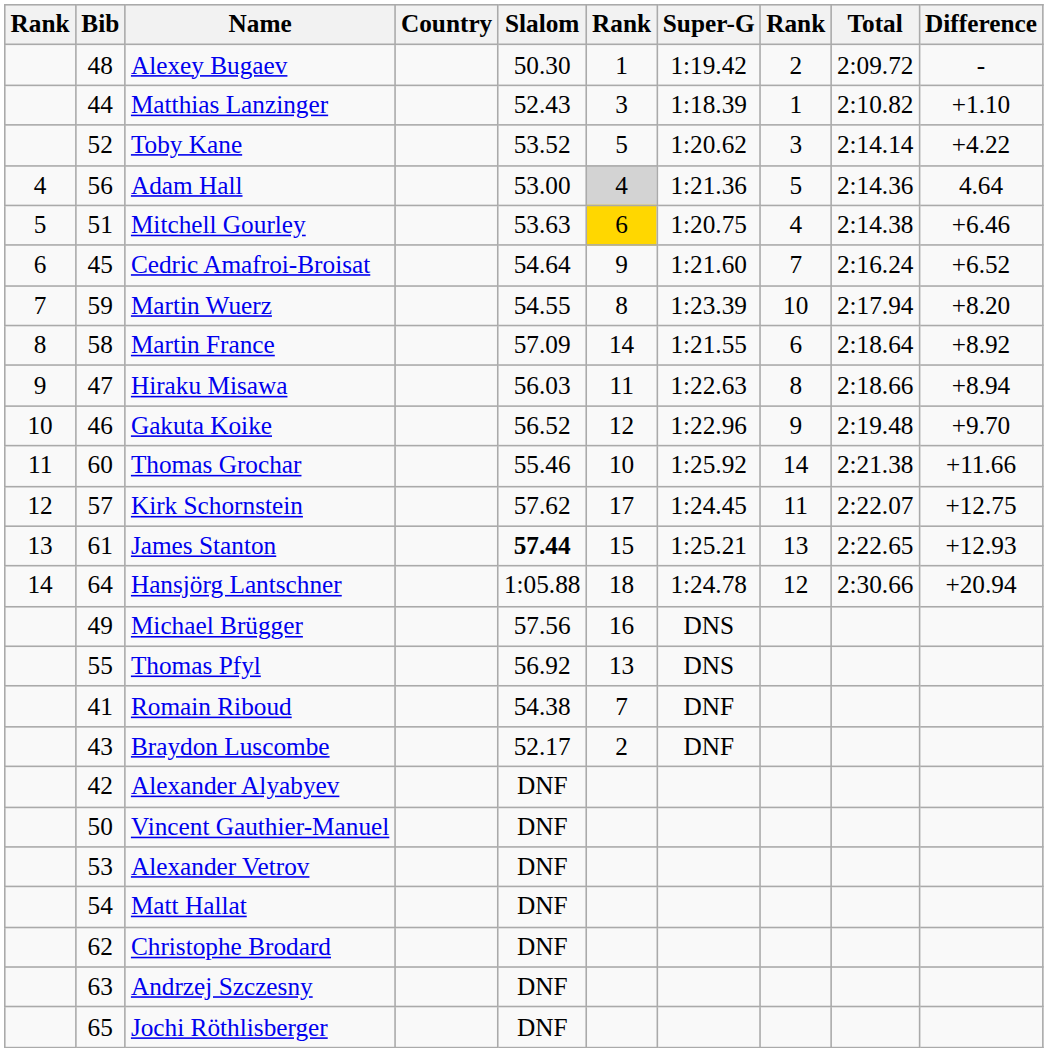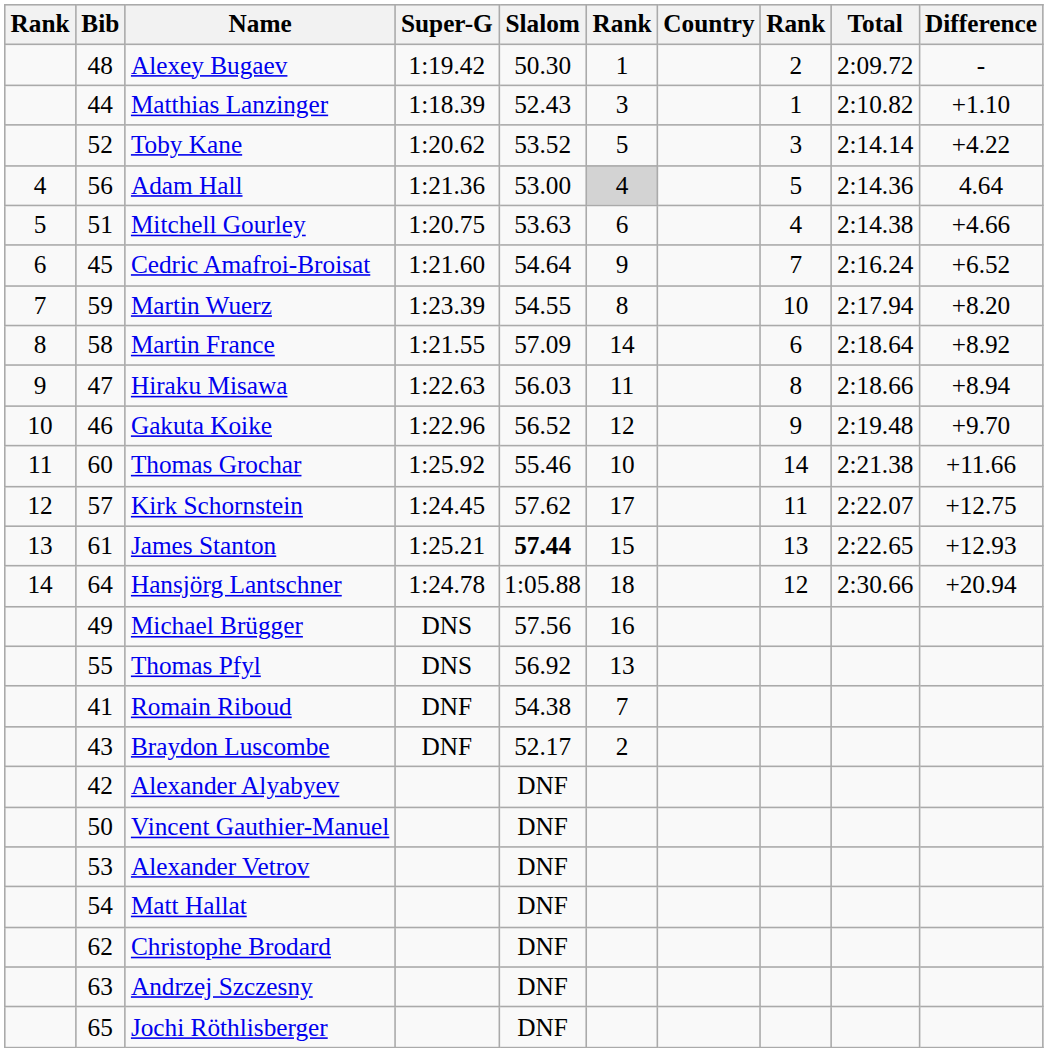columns swapped: (447, 24) <-> (709, 24)
(622, 225) gold background -> (622, 225) no background
(981, 225) +6.46 -> (981, 225) +4.66
